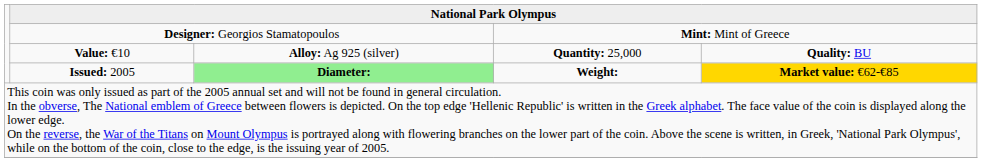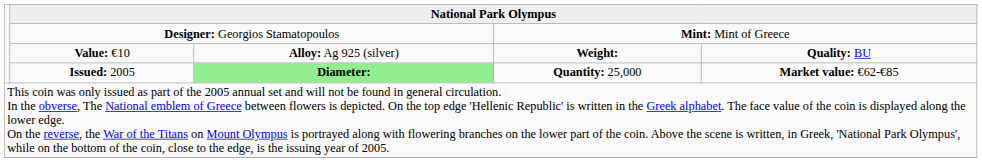(597, 53) Quantity: 25,000 -> (597, 53) Weight:
(597, 72) Weight: -> (597, 72) Quantity: 25,000
(839, 72) gold background -> (839, 72) no background
